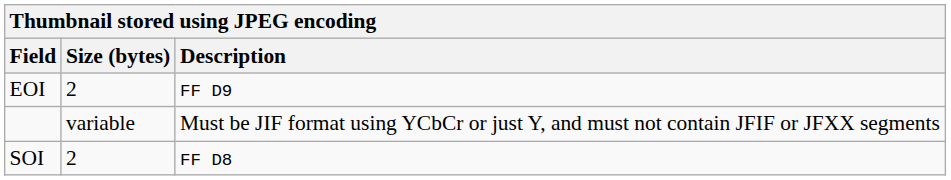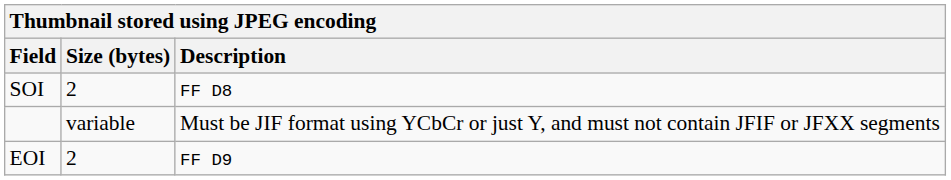rows swapped: (27, 157) <-> (27, 89)
